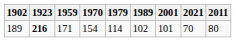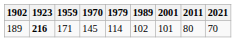columns swapped: (218, 12) <-> (193, 12)
(90, 28) 154 -> (90, 28) 145
